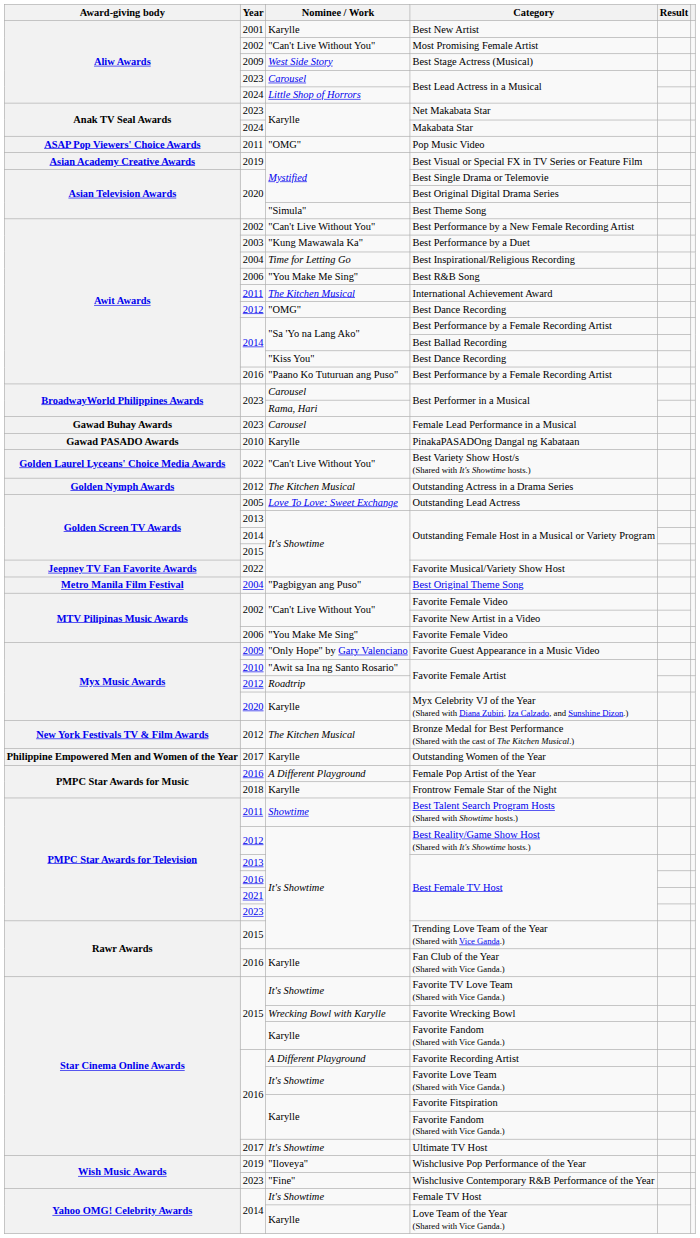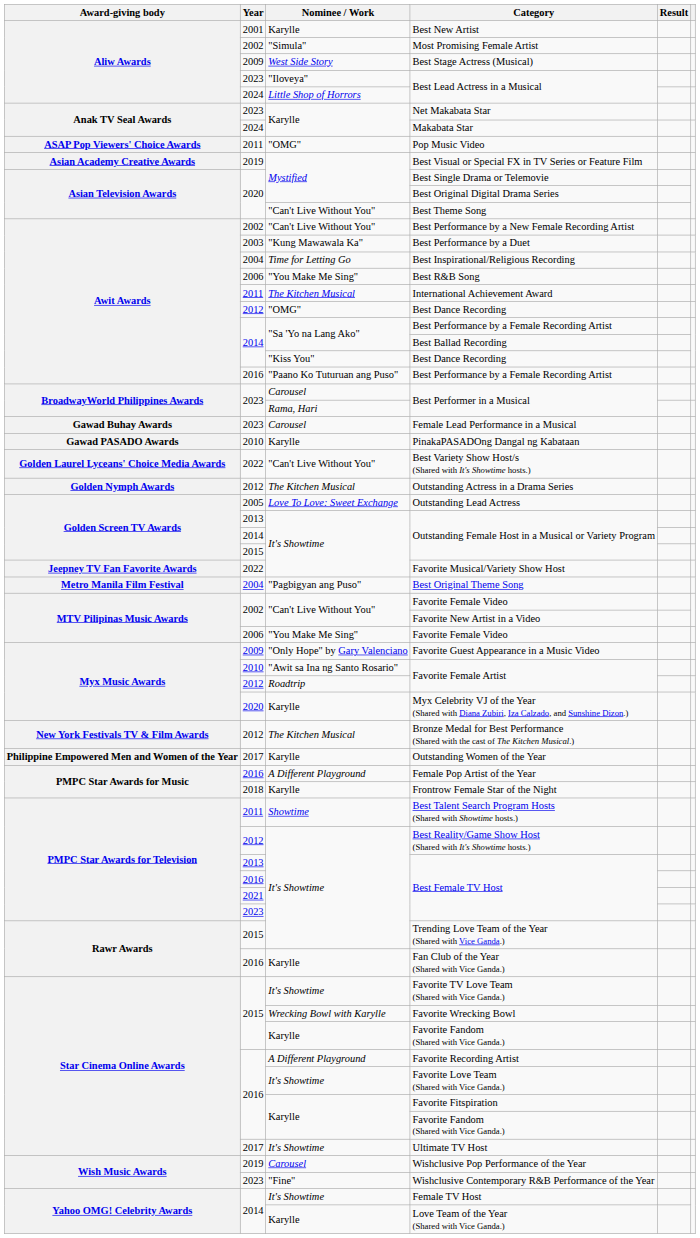(322, 45) "Can't Live Without You" -> (287, 45) "Simula"
(287, 78) Carousel -> (288, 78) "Iloveya"
(287, 210) "Simula" -> (322, 210) "Can't Live Without You"
(288, 1164) "Iloveya" -> (287, 1164) Carousel
